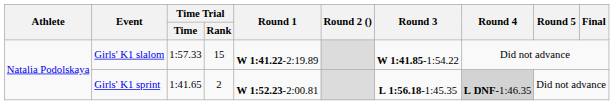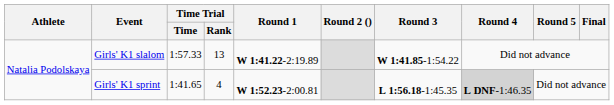(219, 55) 15 -> (219, 55) 13
(219, 85) 2 -> (219, 85) 4
